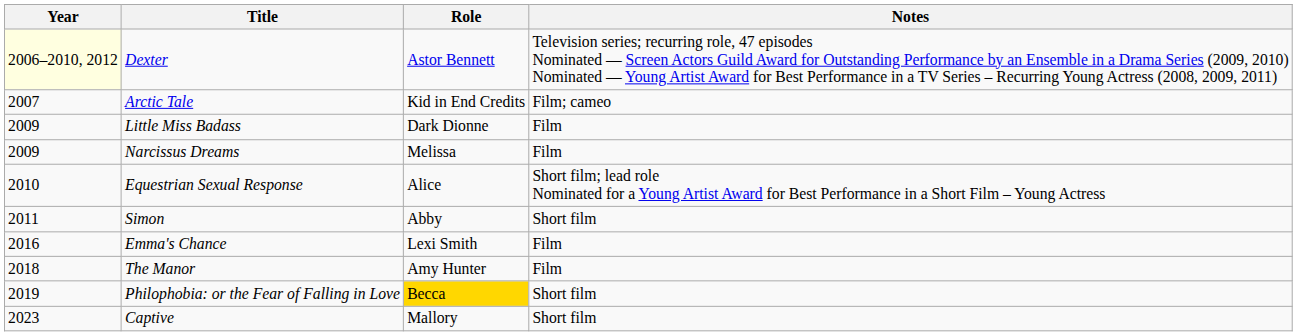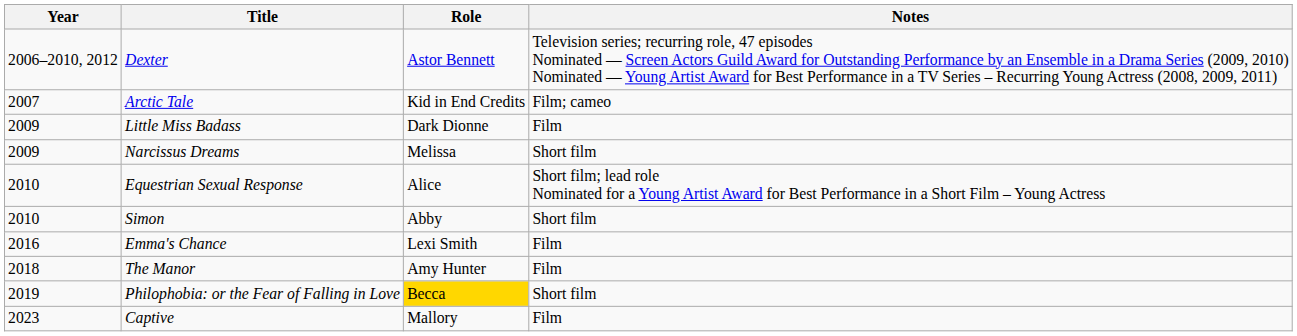(63, 59) lightyellow background -> (63, 59) no background
(547, 151) Film -> (564, 151) Short film
(23, 219) 2011 -> (24, 219) 2010
(564, 318) Short film -> (547, 318) Film
